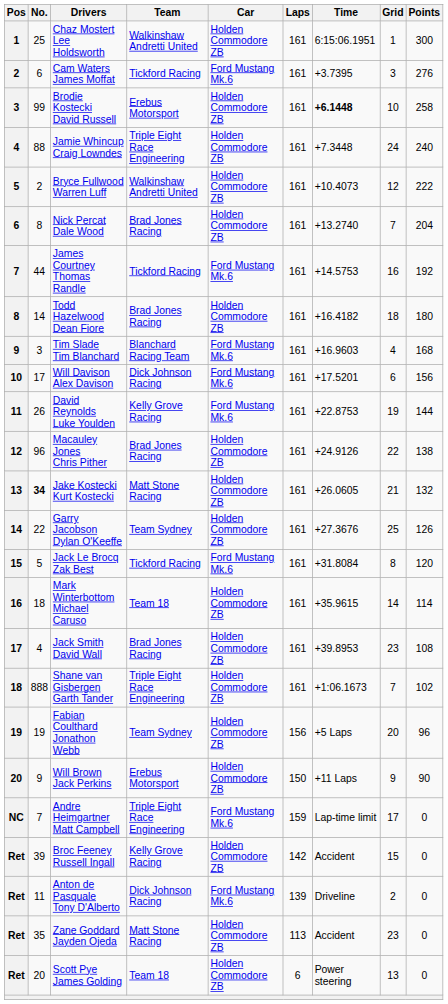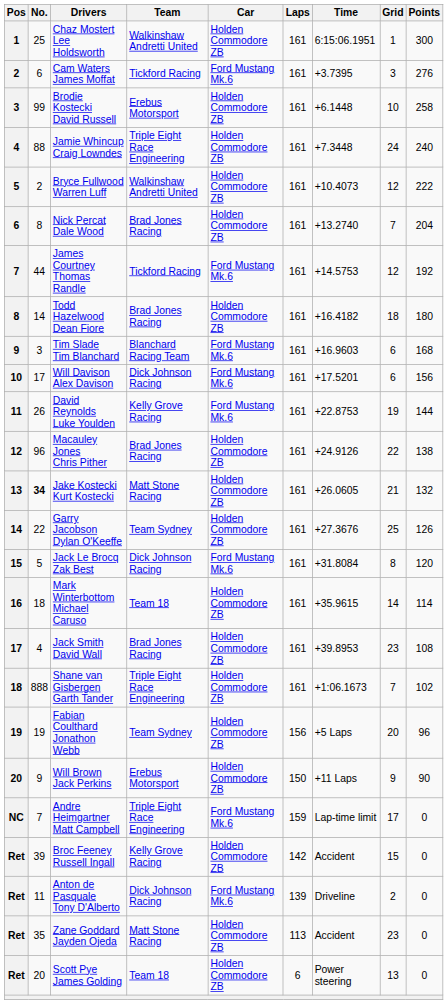(334, 108) bold -> (334, 108) normal
(393, 272) 16 -> (393, 272) 12
(393, 350) 4 -> (393, 350) 6
(165, 564) Tickford Racing -> (160, 564) Dick Johnson Racing
